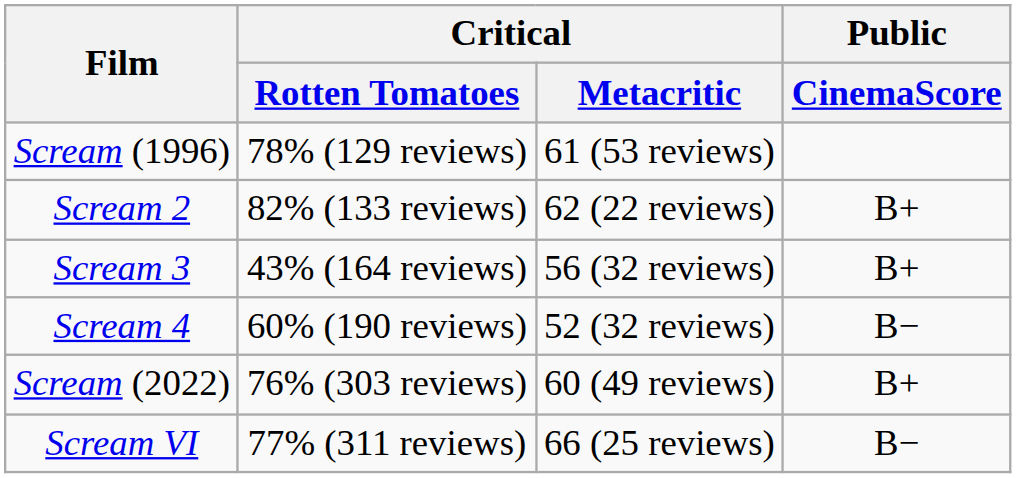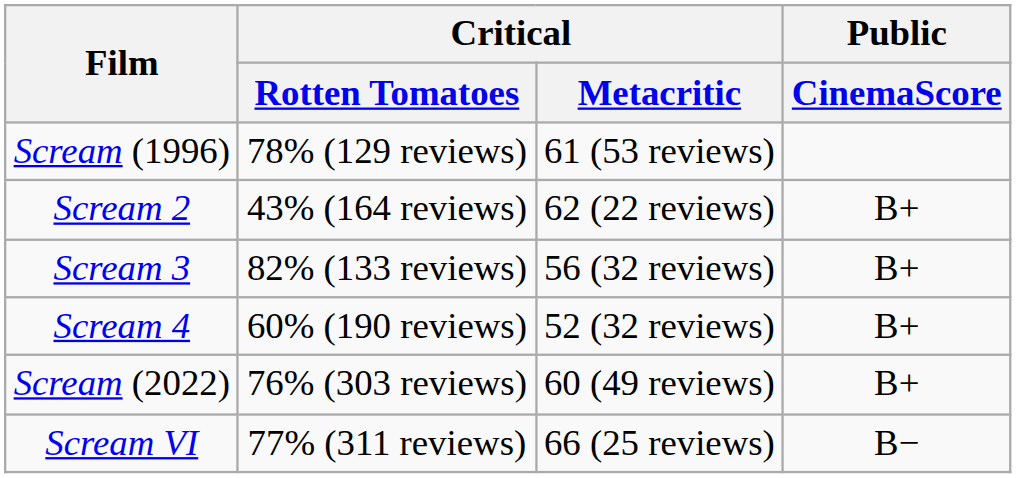(387, 208) 82% (133 reviews) -> (387, 208) 43% (164 reviews)
(387, 267) 43% (164 reviews) -> (387, 267) 82% (133 reviews)
(897, 325) B− -> (897, 325) B+
